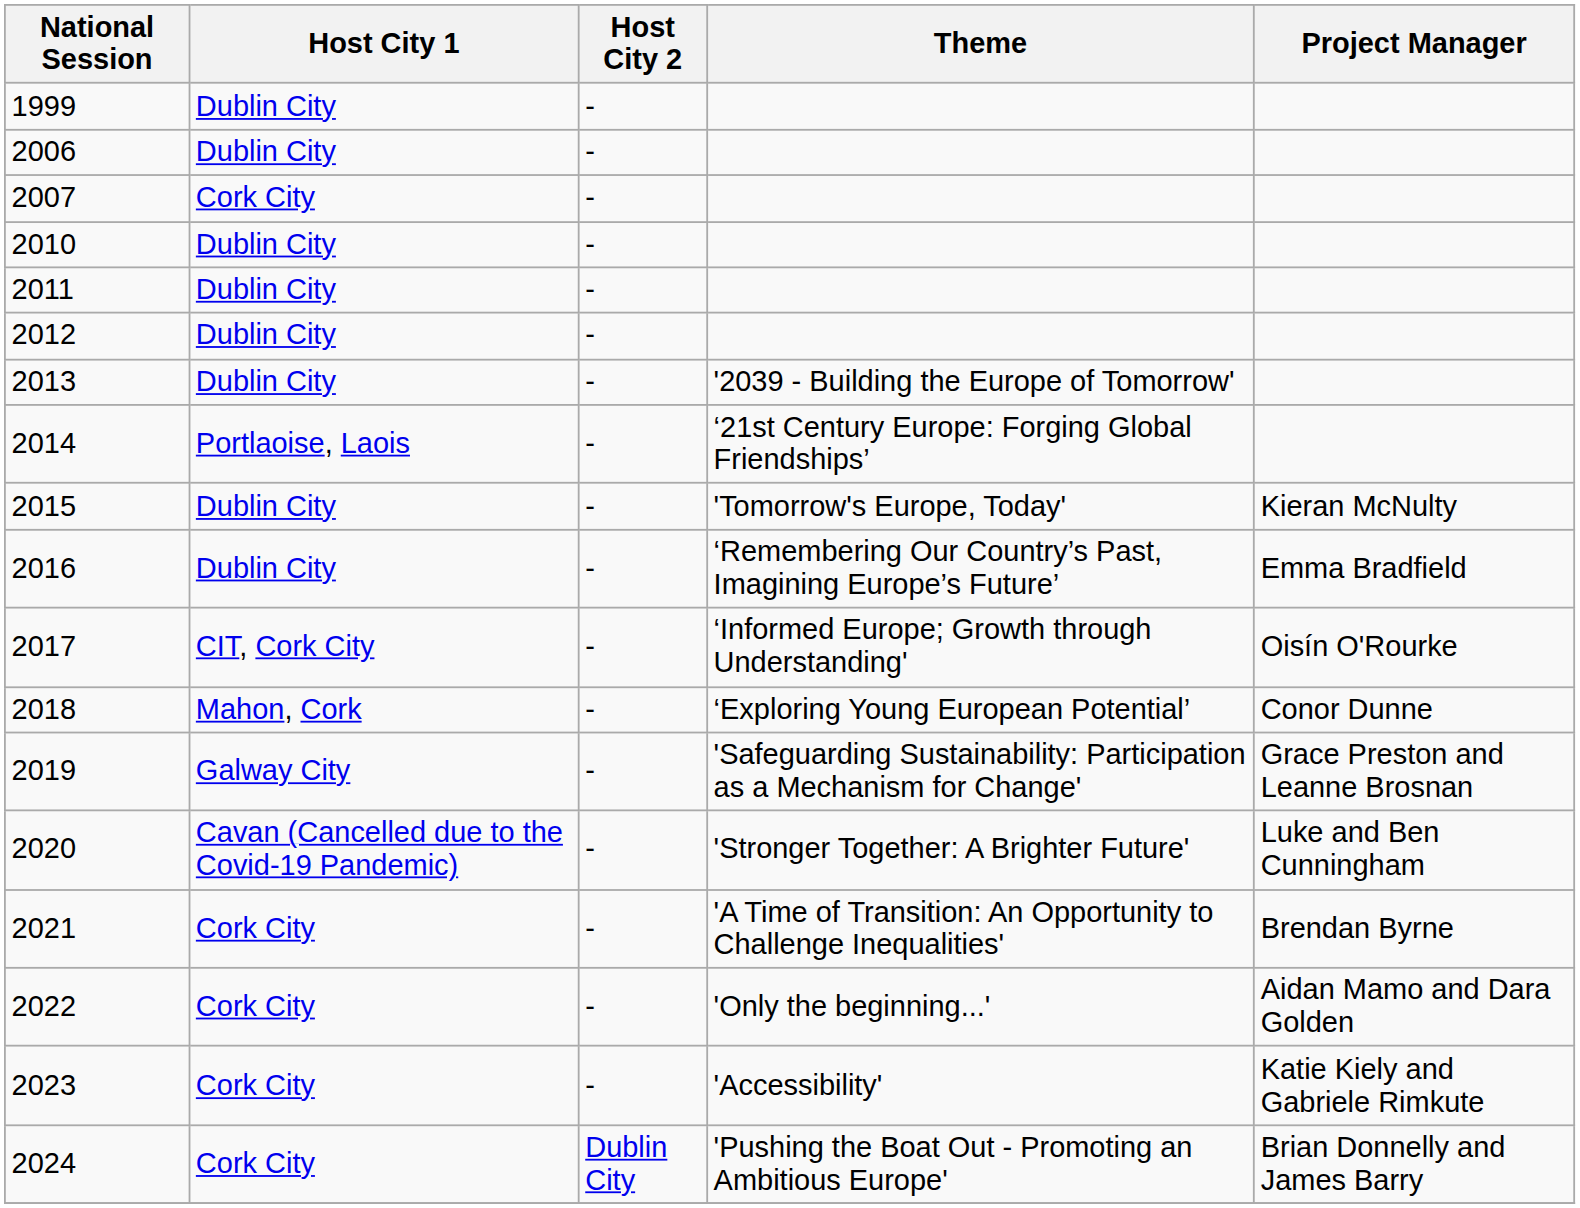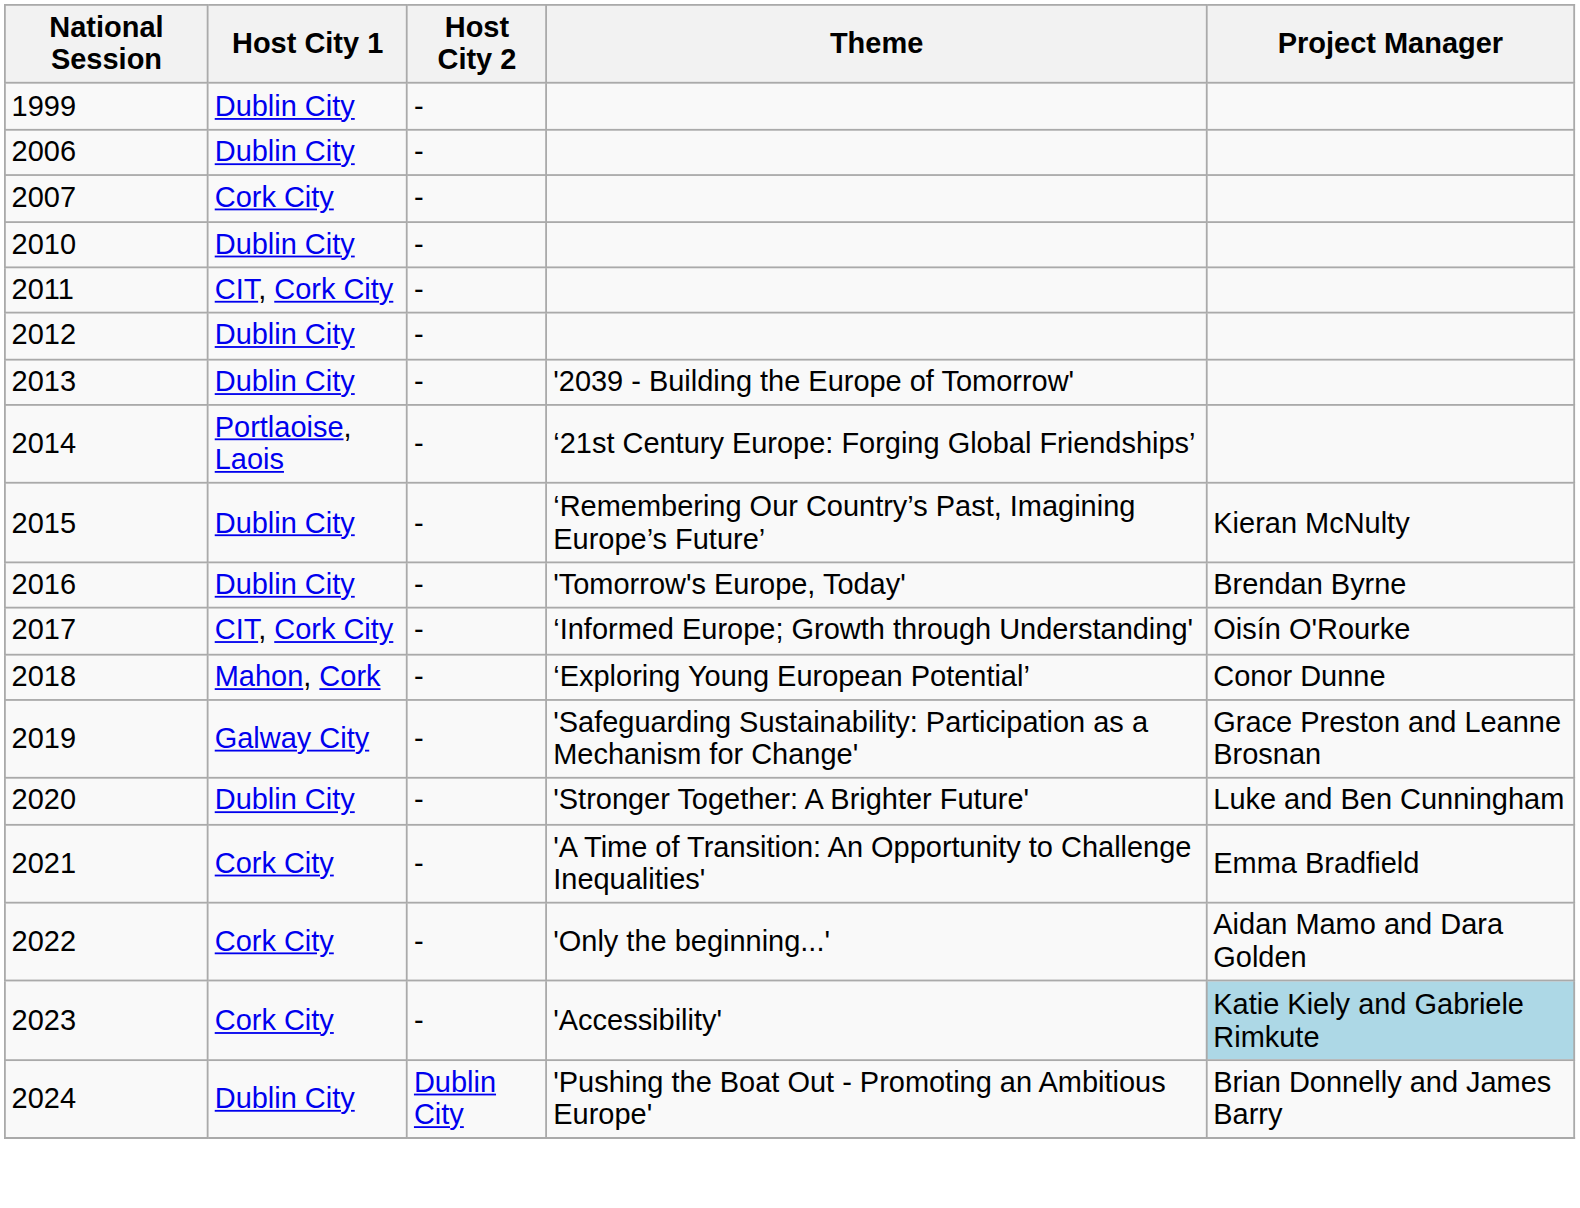(266, 289) Dublin City -> (304, 289) CIT, Cork City
(890, 505) 'Tomorrow's Europe, Today' -> (844, 522) ‘Remembering Our Country’s Past, Imagining Europe’s Future’
(938, 568) ‘Remembering Our Country’s Past, Imagining Europe’s Future’ -> (729, 584) 'Tomorrow's Europe, Today'
(1364, 568) Emma Bradfield -> (1310, 584) Brendan Byrne
(379, 849) Cavan (Cancelled due to the Covid-19 Pandemic) -> (285, 800) Dublin City
(1357, 928) Brendan Byrne -> (1316, 863) Emma Bradfield
(1373, 1085) no background -> (1369, 1020) lightblue background
(255, 1163) Cork City -> (285, 1098) Dublin City
